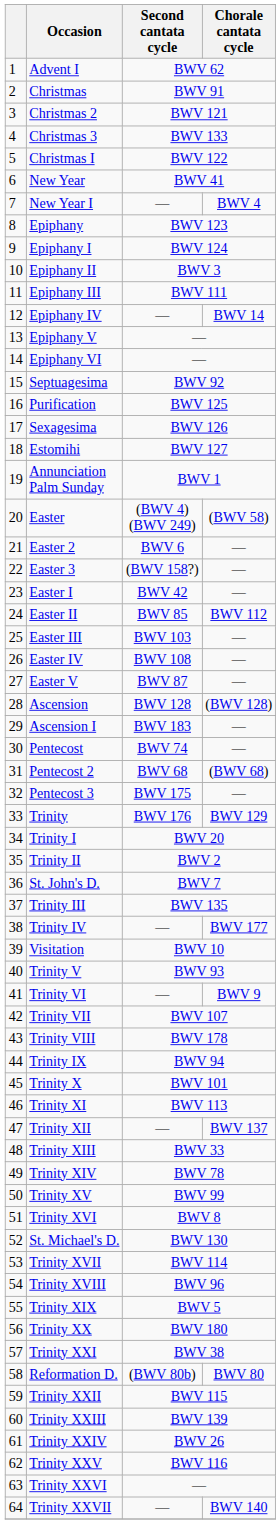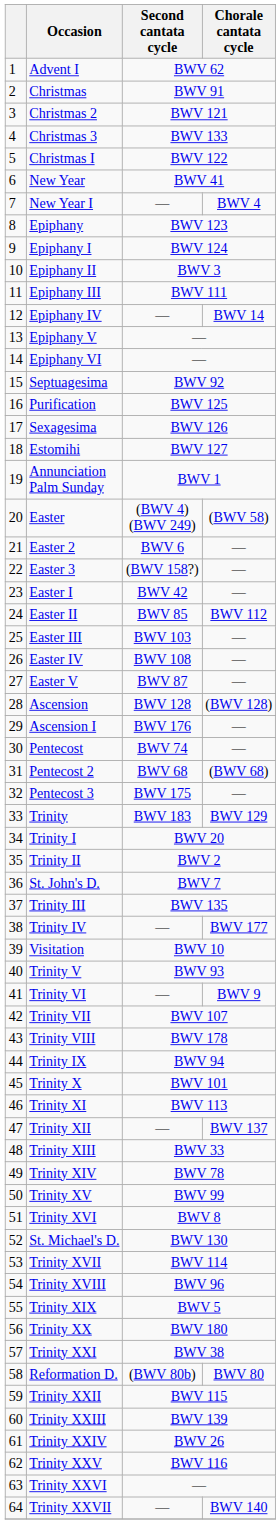(162, 726) BWV 183 -> (162, 726) BWV 176
(162, 815) BWV 176 -> (162, 815) BWV 183
